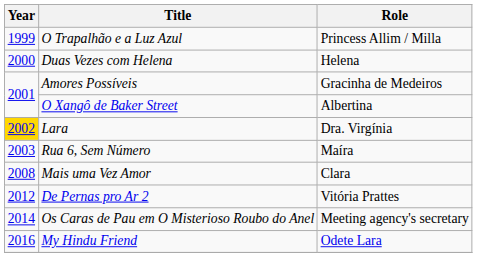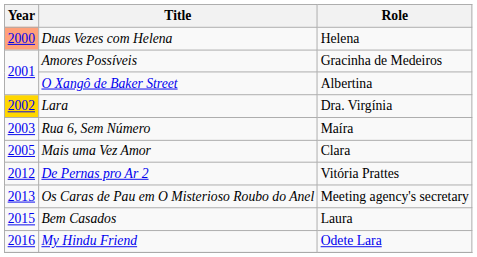- row: (112, 38)
(21, 61) no background -> (21, 38) lightsalmon background
(21, 174) 2008 -> (21, 151) 2005
(21, 219) 2014 -> (21, 196) 2013
+ row: (79, 219)
